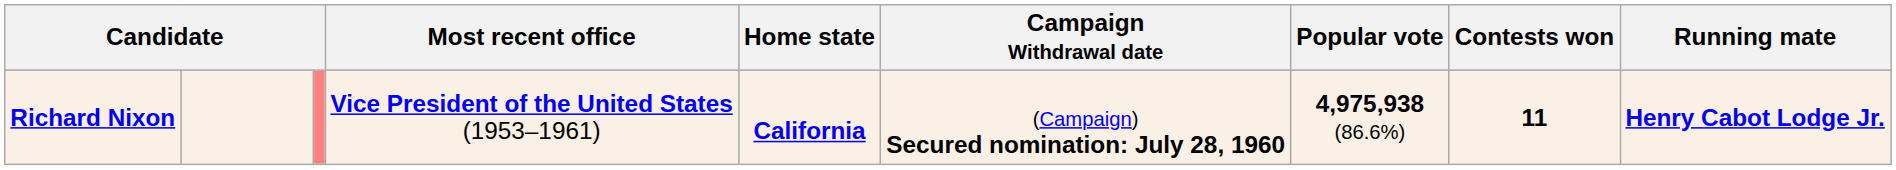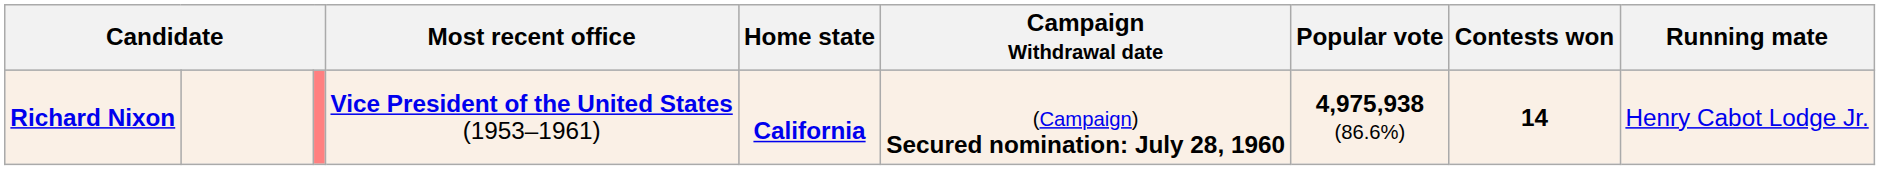(1534, 117) 11 -> (1534, 117) 14
(1755, 117) bold -> (1747, 117) normal
